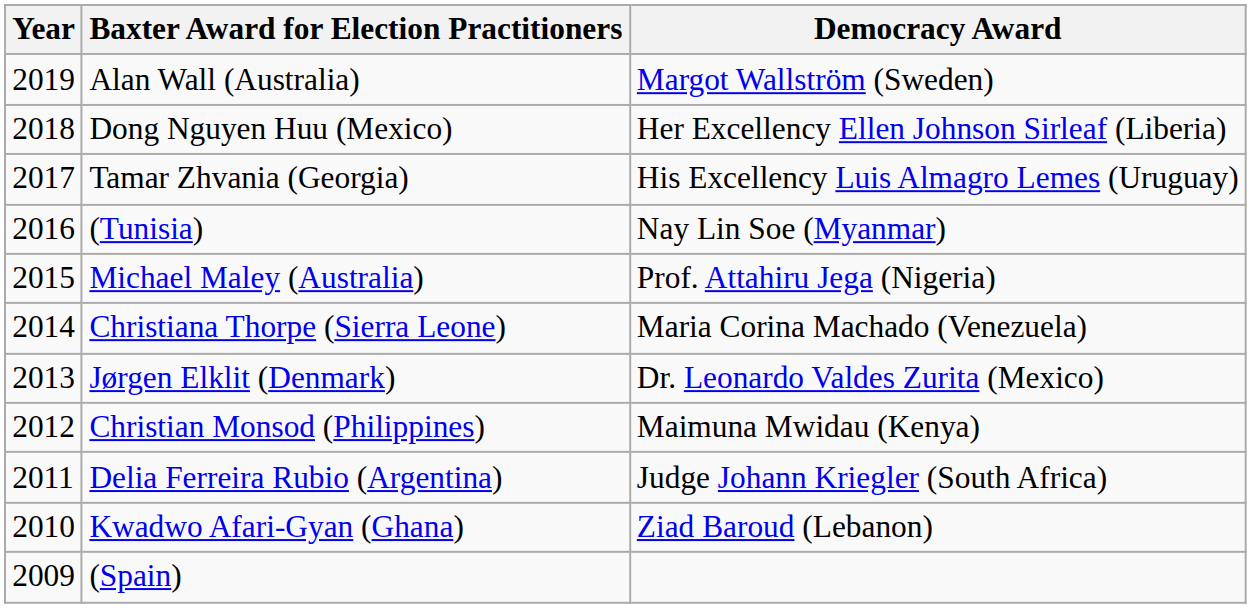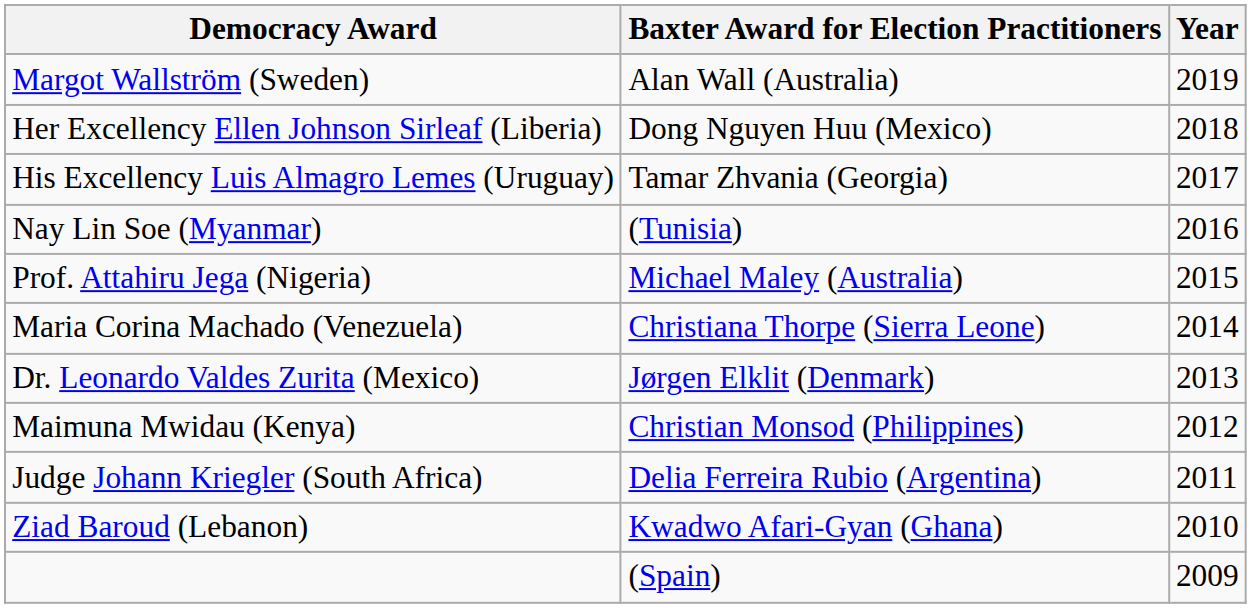columns swapped: (44, 29) <-> (938, 29)
